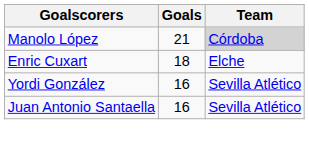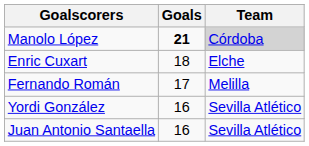(182, 38) normal -> (182, 38) bold
+ row: (64, 84)
